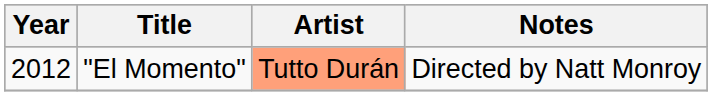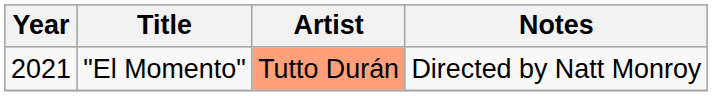(41, 68) 2012 -> (41, 68) 2021
